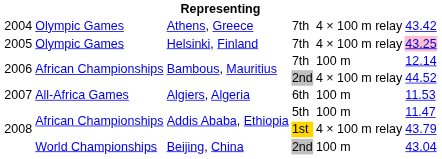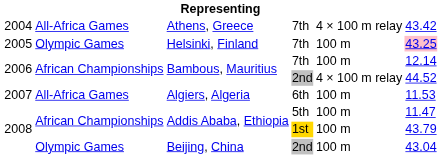(80, 26) Olympic Games -> (82, 26) All-Africa Games
(359, 43) 4 × 100 m relay -> (333, 43) 100 m
(359, 129) 4 × 100 m relay -> (333, 129) 100 m
(96, 146) World Championships -> (80, 146) Olympic Games
